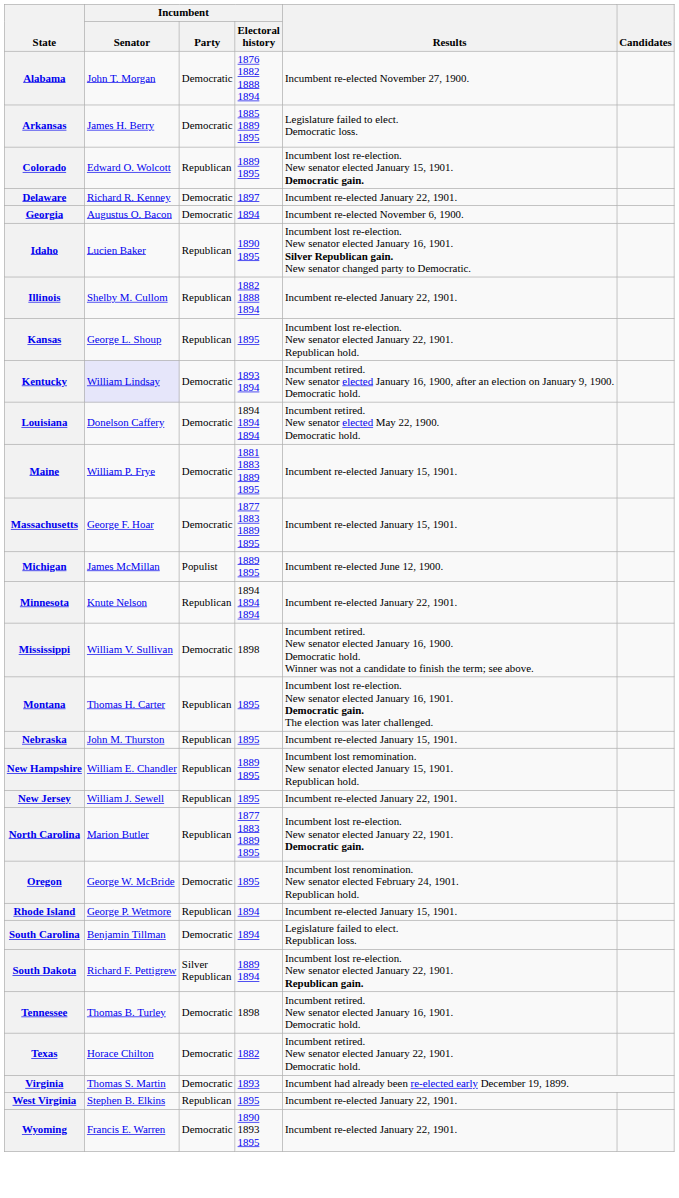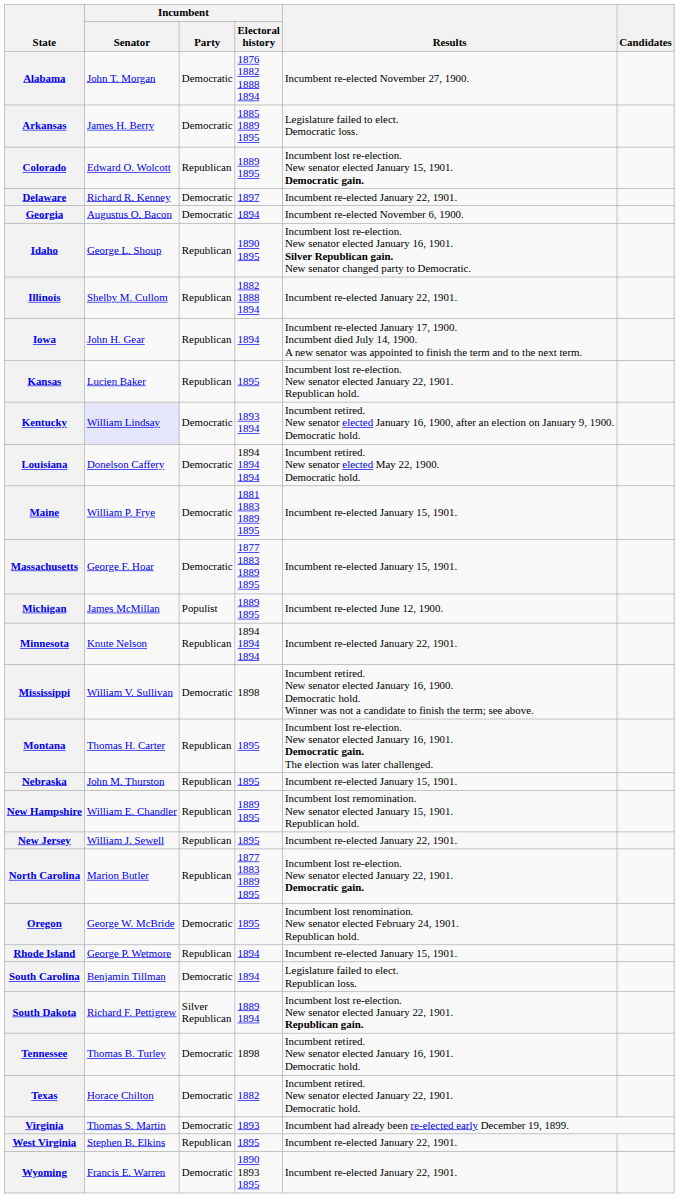(116, 250) Lucien Baker -> (124, 250) George L. Shoup
+ row: (44, 339)
(124, 339) George L. Shoup -> (116, 381) Lucien Baker
